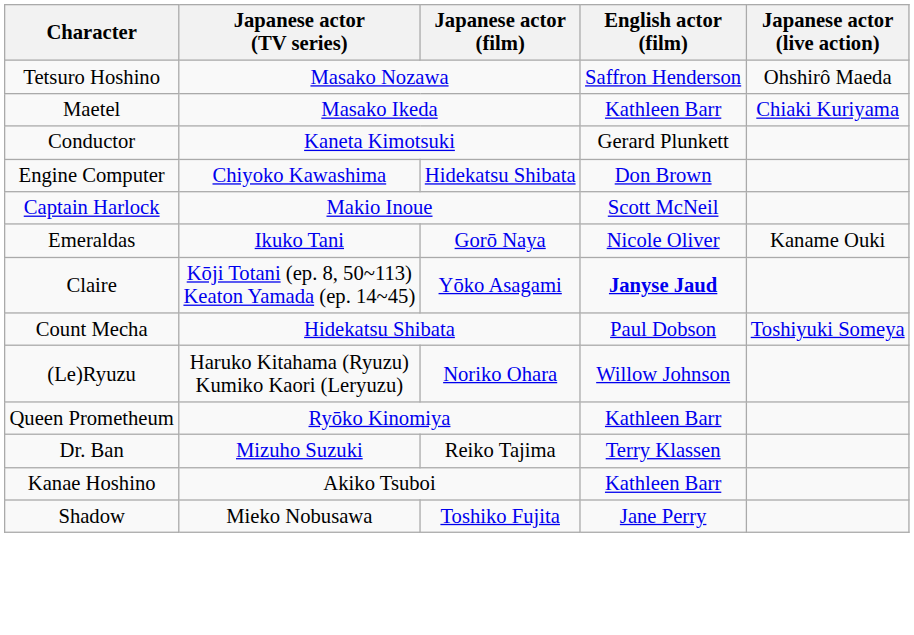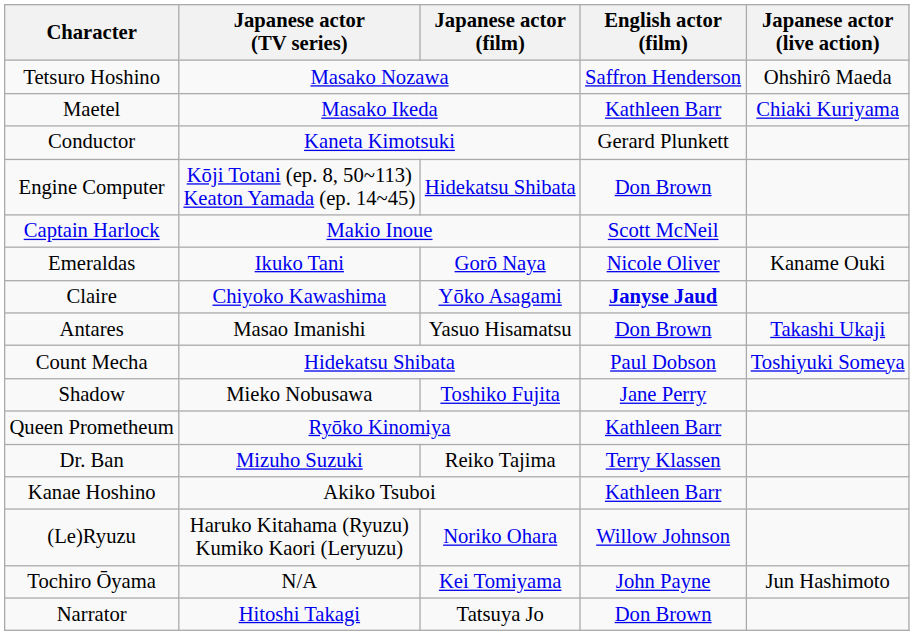(299, 175) Chiyoko Kawashima -> (299, 186) Kōji Totani (ep. 8, 50~113) Keaton Yamada (ep. 14~45)
(299, 284) Kōji Totani (ep. 8, 50~113) Keaton Yamada (ep. 14~45) -> (299, 296) Chiyoko Kawashima
+ row: (92, 329)
rows swapped: (92, 373) <-> (92, 516)
+ row: (92, 581)
+ row: (92, 614)
